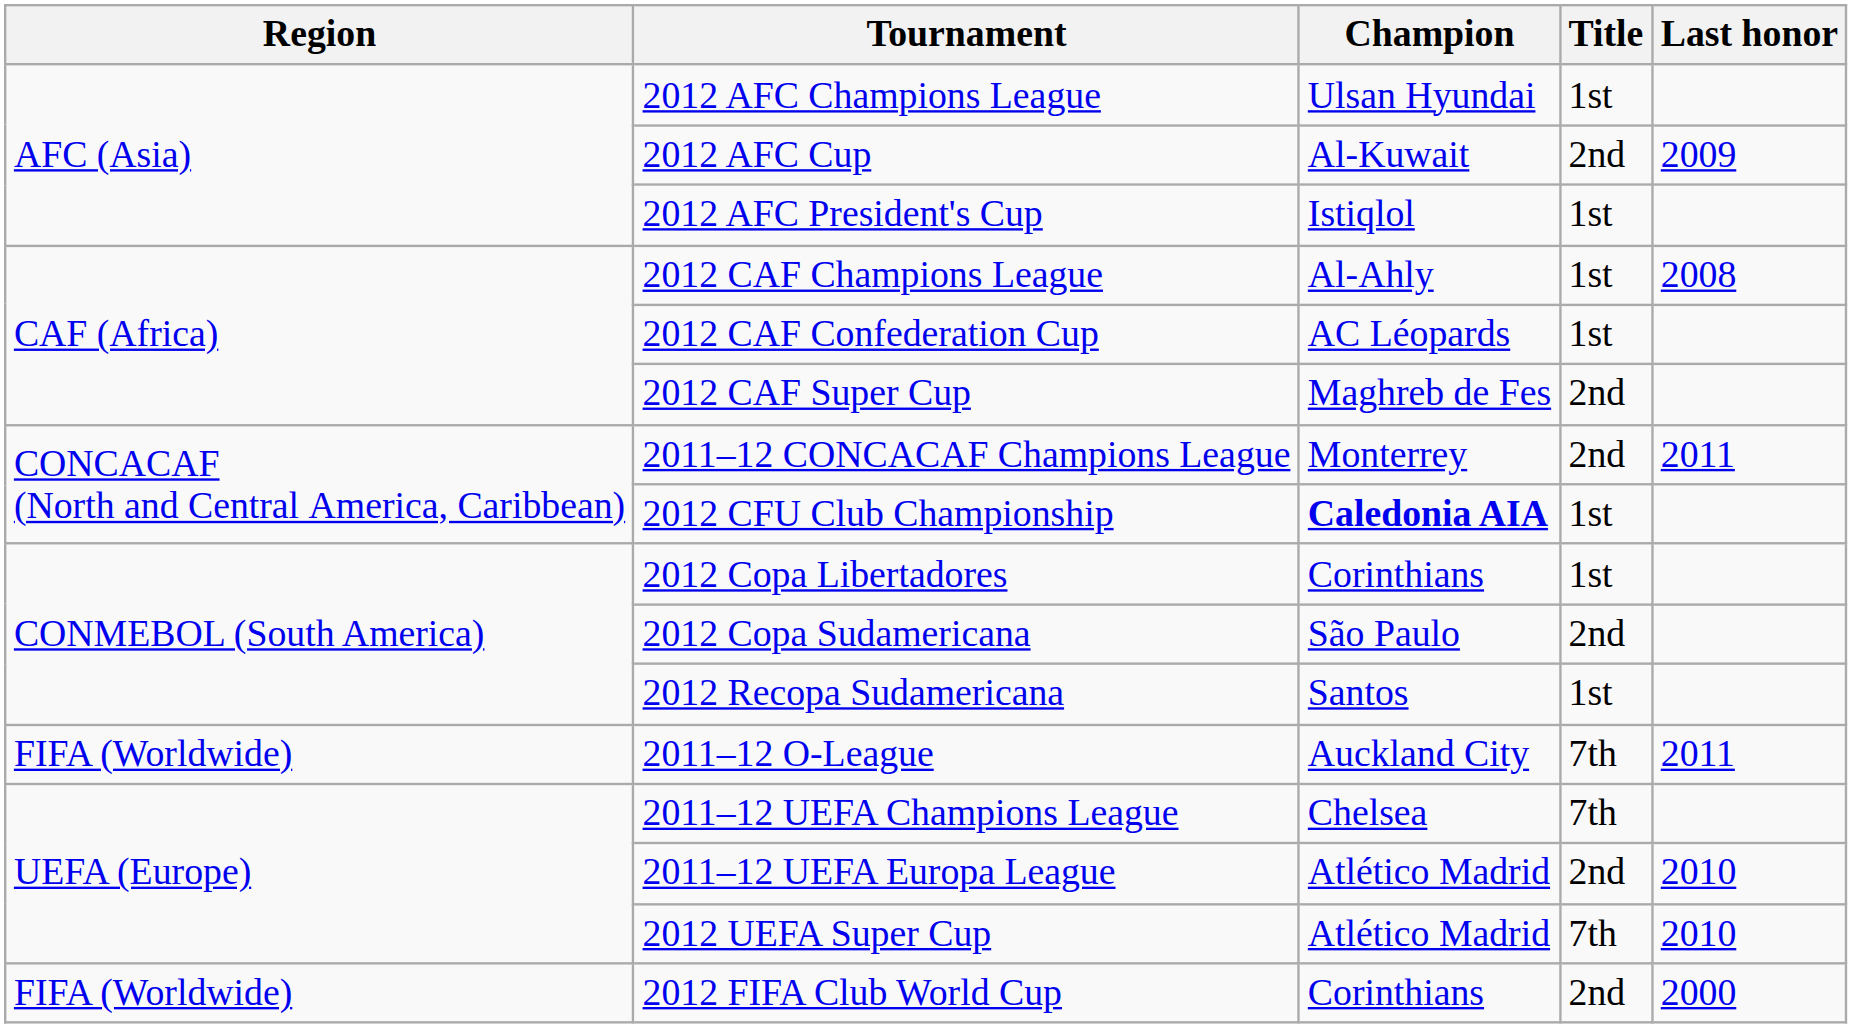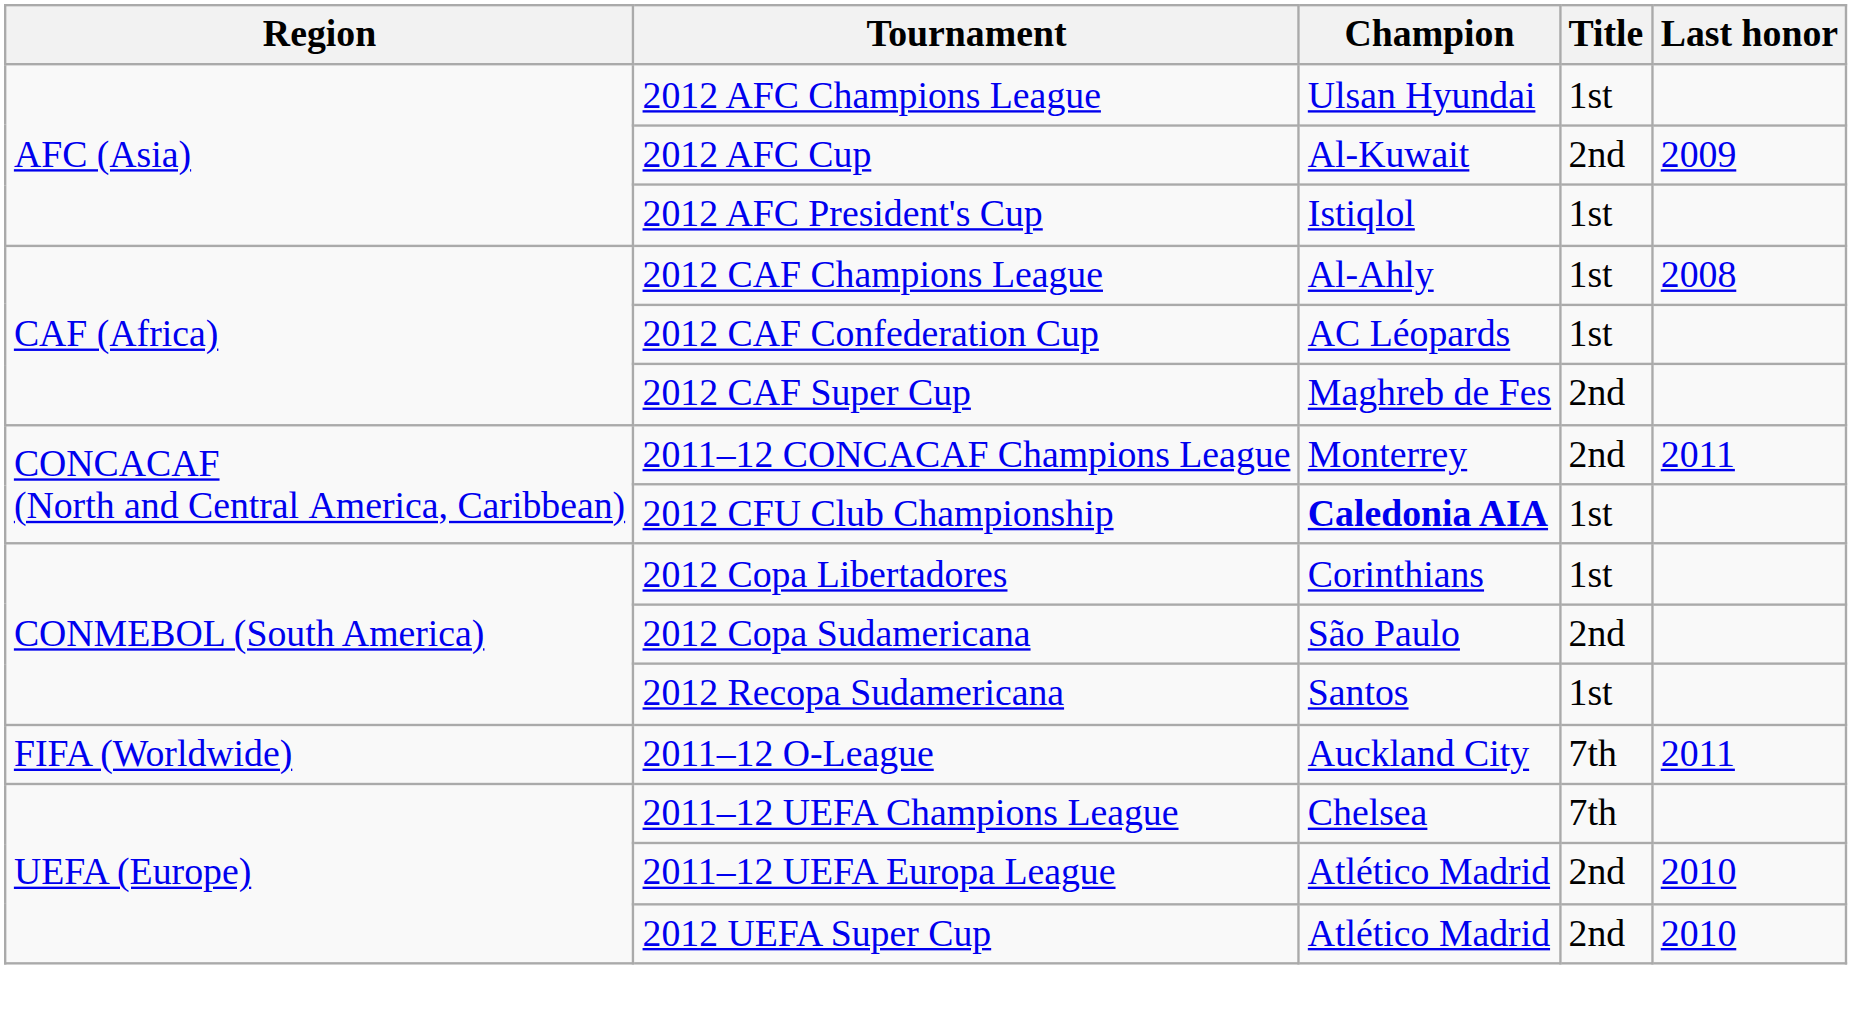(1593, 932) 7th -> (1597, 932) 2nd
- row: (852, 992)
